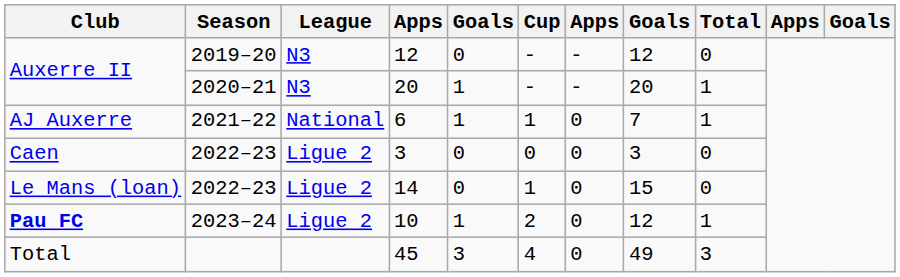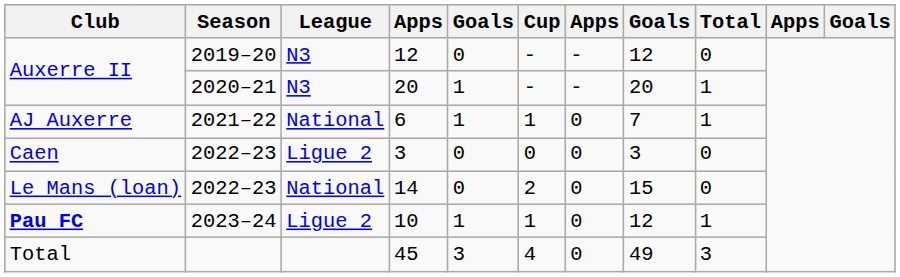(329, 188) Ligue 2 -> (335, 188) National
(530, 188) 1 -> (530, 188) 2
(530, 221) 2 -> (530, 221) 1
